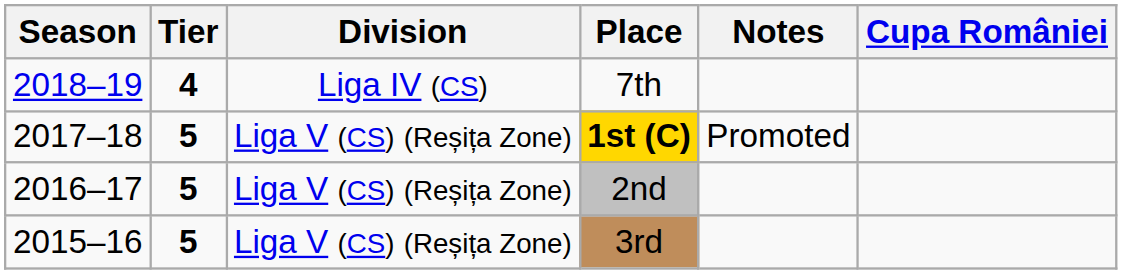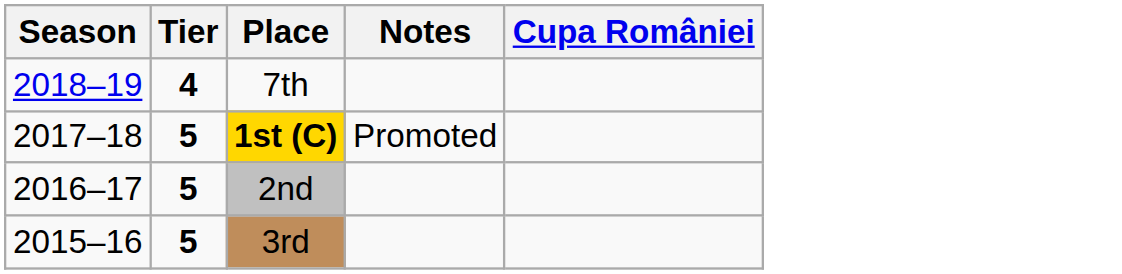- column: (403, 32)
